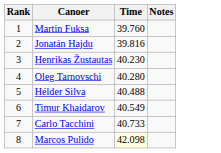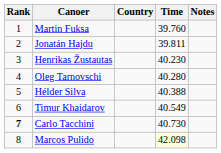+ column: (135, 12)
(131, 44) 39.816 -> (172, 44) 39.811
(131, 92) 40.488 -> (172, 92) 40.388
(18, 124) normal -> (18, 124) bold
(131, 124) 40.733 -> (172, 124) 40.730
